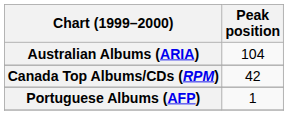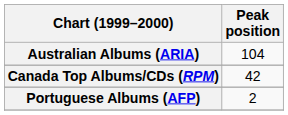(253, 98) 1 -> (253, 98) 2
